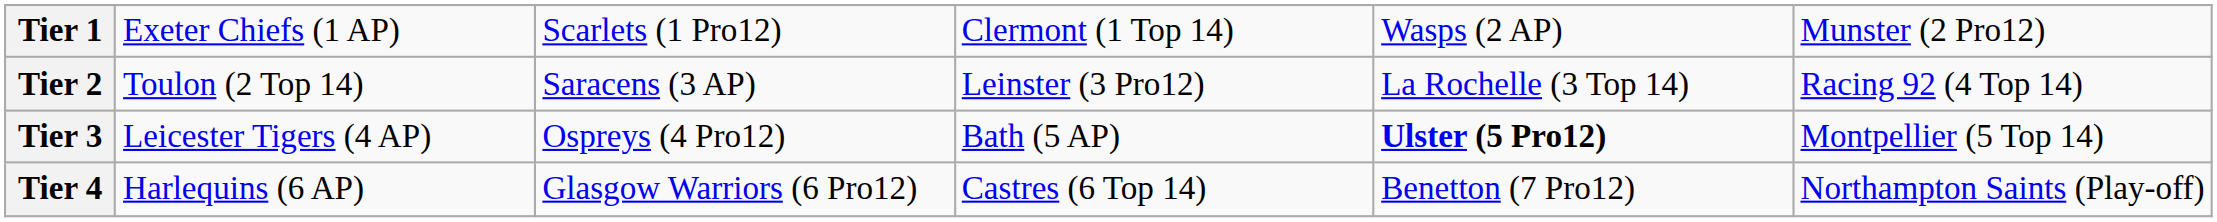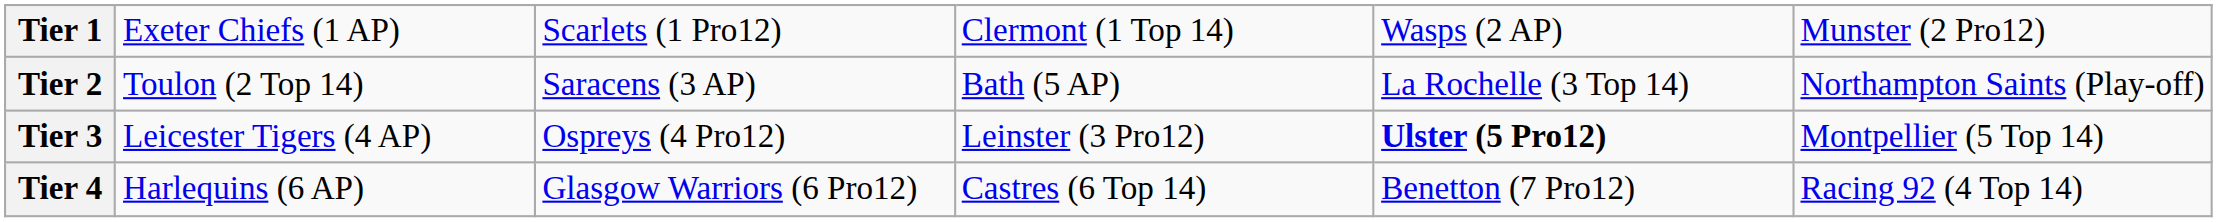(1083, 83) Leinster (3 Pro12) -> (1041, 83) Bath (5 AP)
(1942, 83) Racing 92 (4 Top 14) -> (2003, 83) Northampton Saints (Play-off)
(1041, 135) Bath (5 AP) -> (1083, 135) Leinster (3 Pro12)
(2003, 188) Northampton Saints (Play-off) -> (1942, 188) Racing 92 (4 Top 14)
